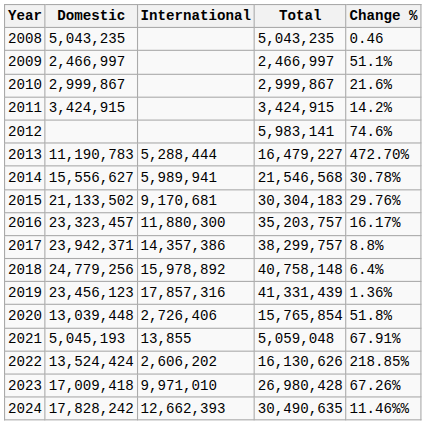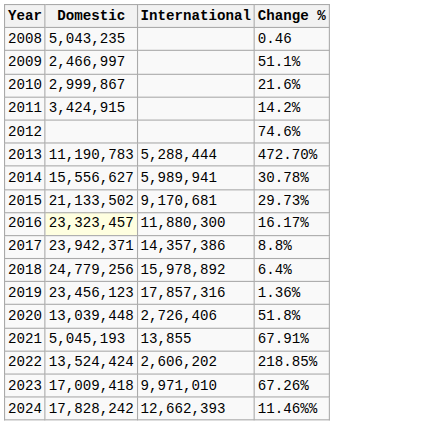- column: (300, 16)
(375, 201) 29.76% -> (283, 201) 29.73%
(91, 224) no background -> (91, 224) lightyellow background
